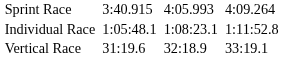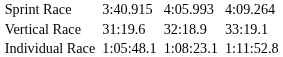rows swapped: (43, 48) <-> (50, 29)
